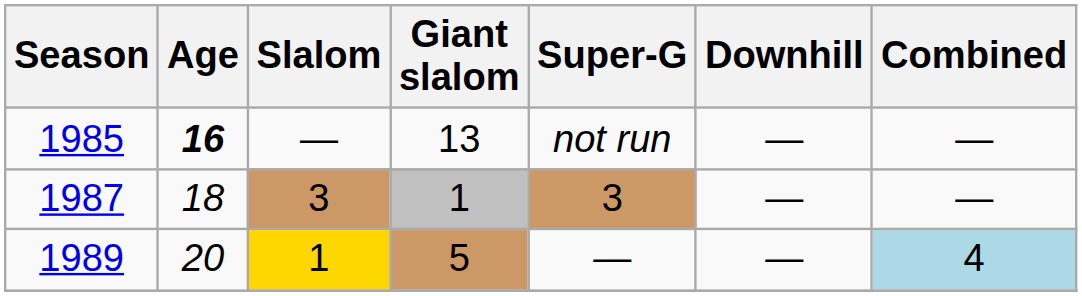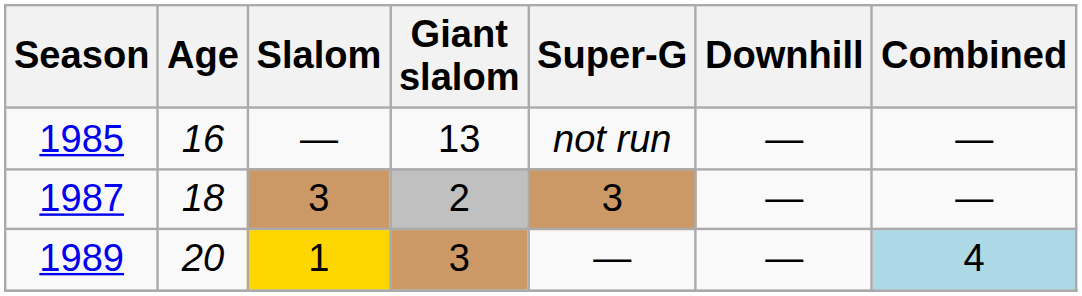(203, 137) bold -> (203, 137) normal
(459, 198) 1 -> (459, 198) 2
(459, 258) 5 -> (459, 258) 3
